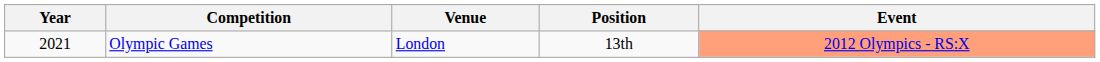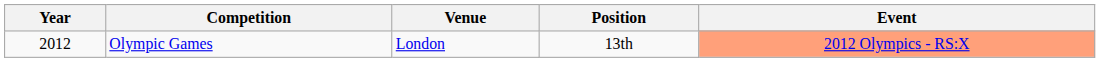(55, 44) 2021 -> (55, 44) 2012
